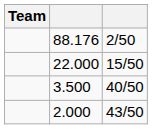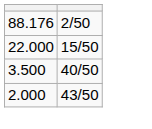- column: (27, 16)
